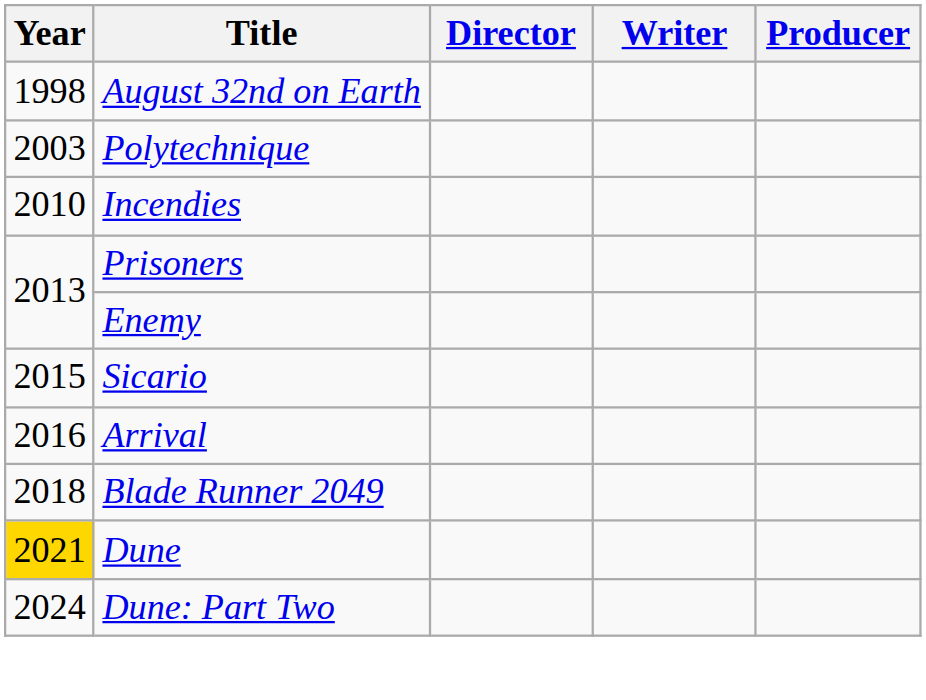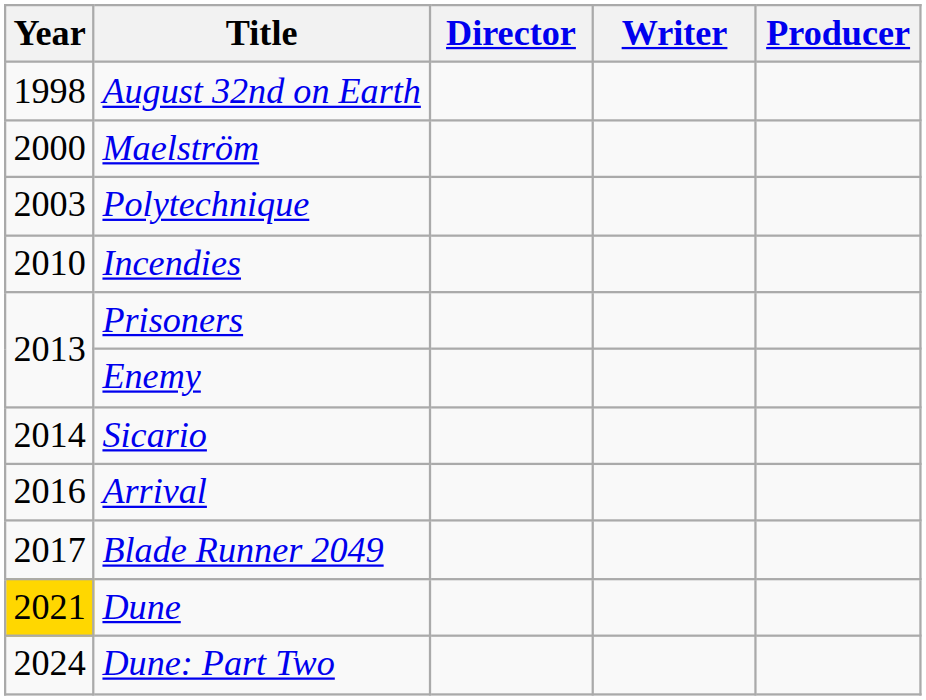+ row: (181, 147)
(50, 377) 2015 -> (50, 434) 2014
(50, 491) 2018 -> (50, 549) 2017
